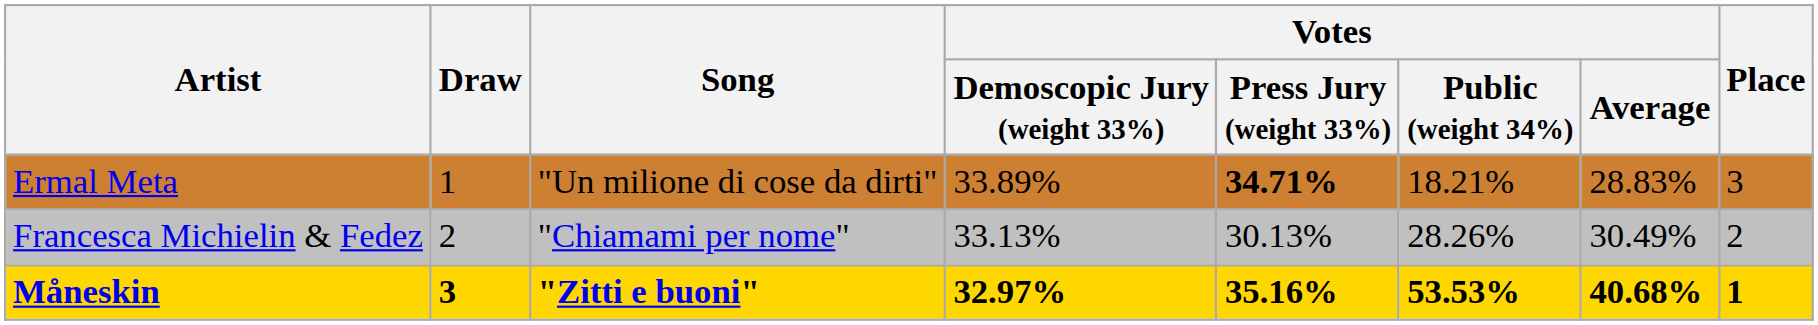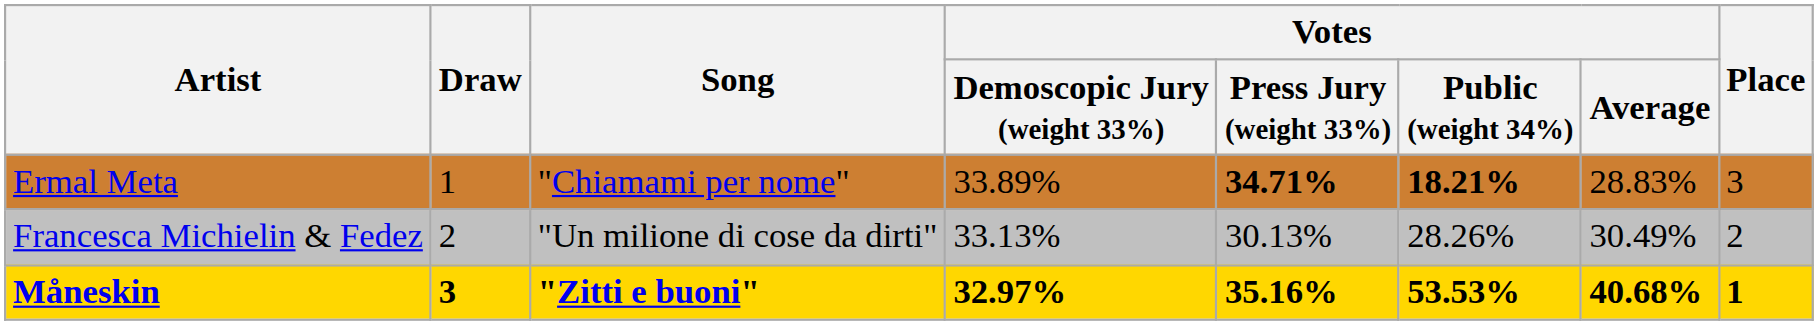(738, 181) "Un milione di cose da dirti" -> (694, 181) "Chiamami per nome"
(1461, 181) normal -> (1464, 181) bold
(694, 236) "Chiamami per nome" -> (738, 236) "Un milione di cose da dirti"
